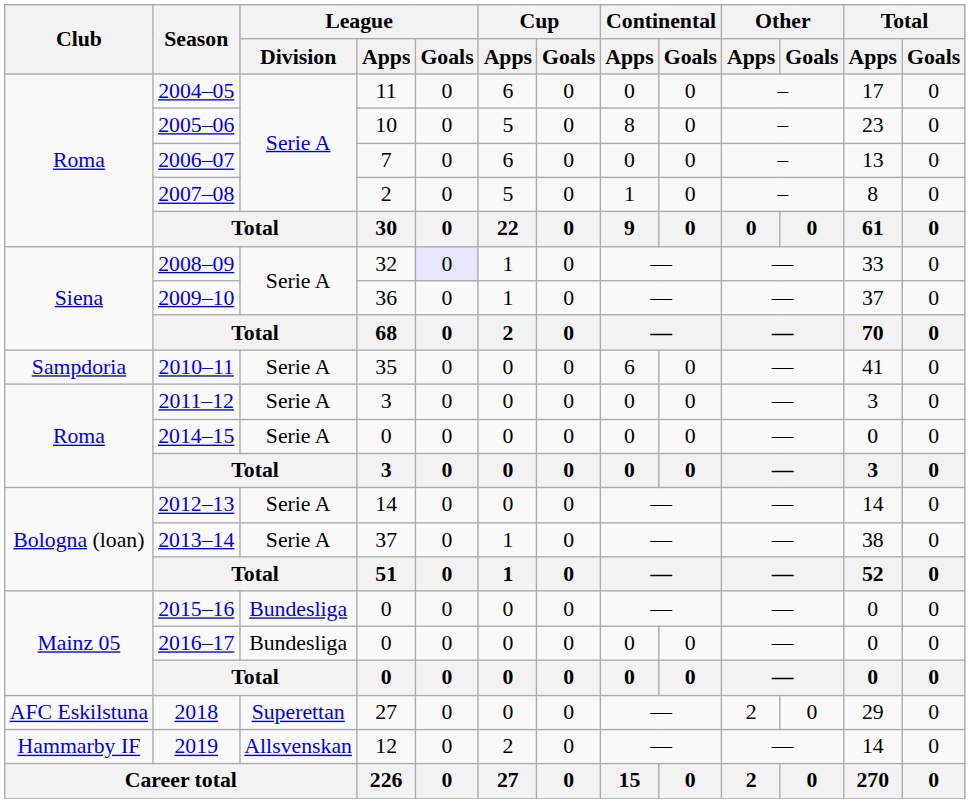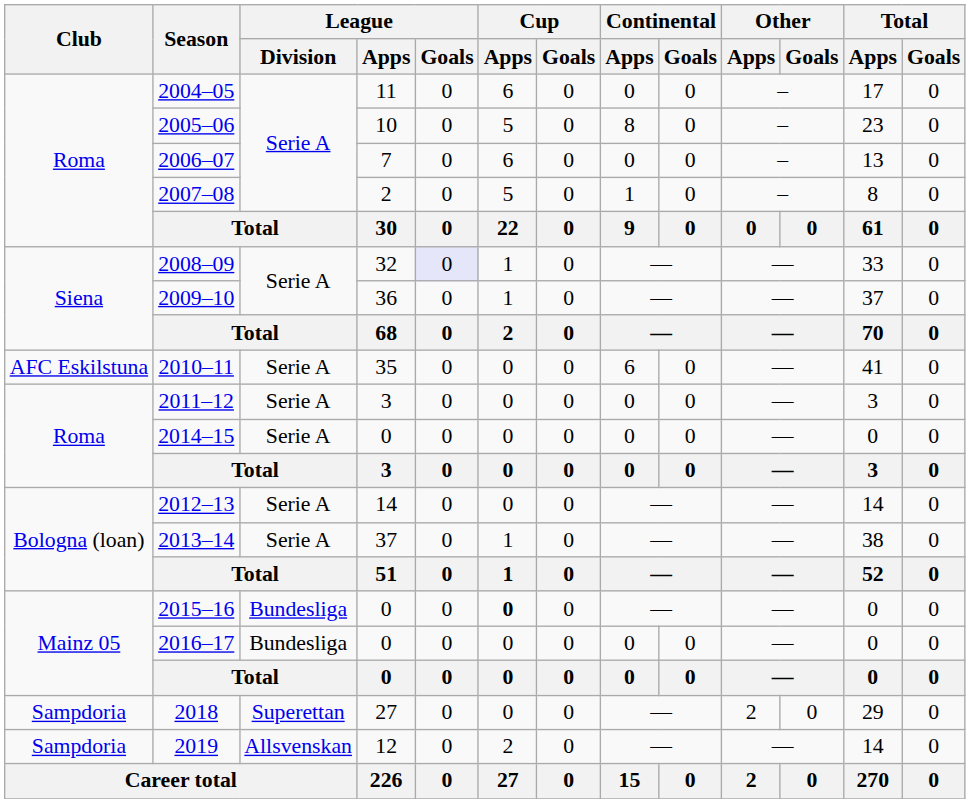(79, 366) Sampdoria -> (79, 366) AFC Eskilstuna
(508, 608) normal -> (508, 608) bold
(79, 711) AFC Eskilstuna -> (79, 711) Sampdoria
(79, 746) Hammarby IF -> (79, 746) Sampdoria
